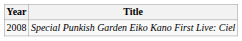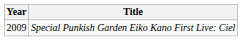(17, 28) 2008 -> (17, 28) 2009
